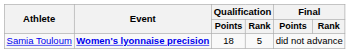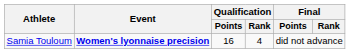(228, 41) 18 -> (228, 41) 16
(259, 41) 5 -> (259, 41) 4
